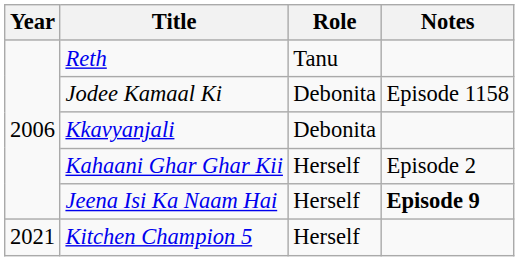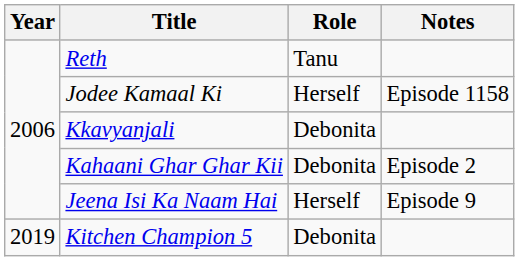(335, 93) Debonita -> (327, 93) Herself
(327, 165) Herself -> (335, 165) Debonita
(433, 201) bold -> (431, 201) normal
(32, 237) 2021 -> (32, 237) 2019
(327, 237) Herself -> (335, 237) Debonita
